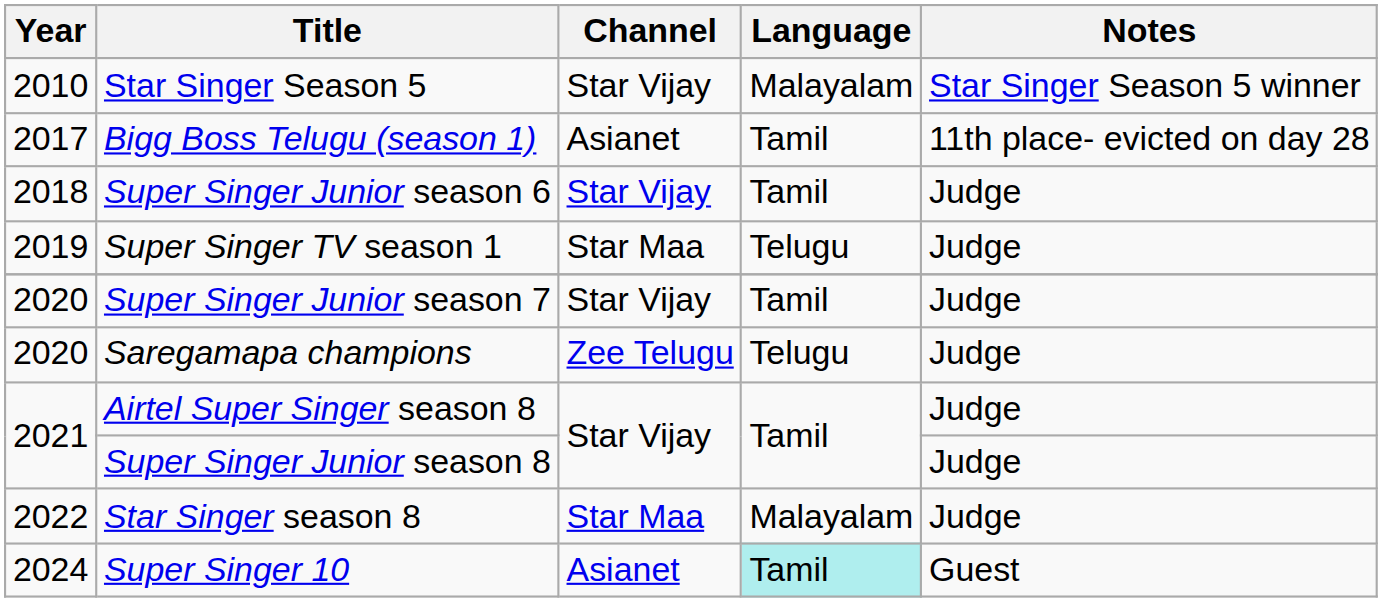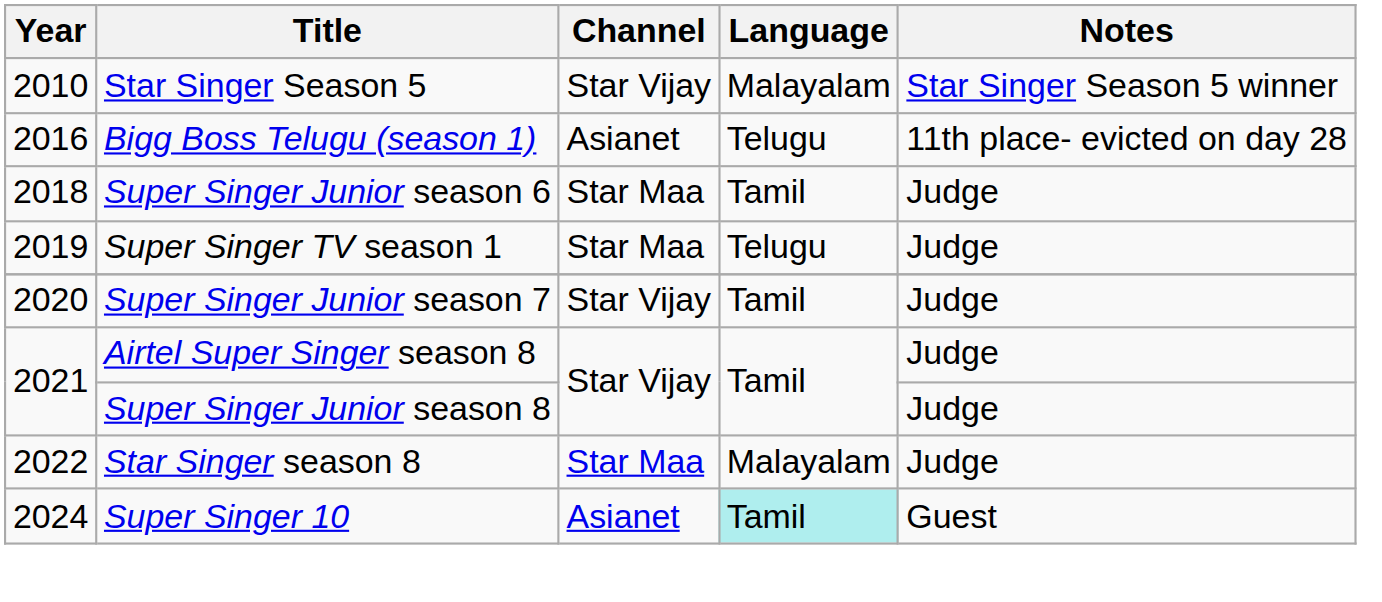(51, 138) 2017 -> (51, 138) 2016
(789, 138) Tamil -> (777, 138) Telugu
(639, 192) Star Vijay -> (635, 192) Star Maa
- row: (288, 354)
